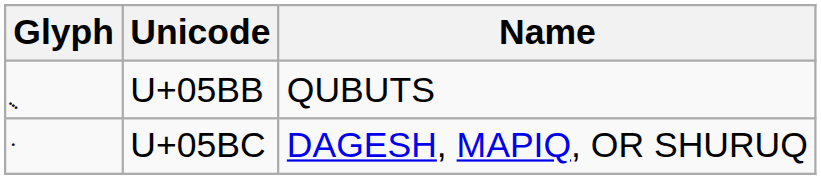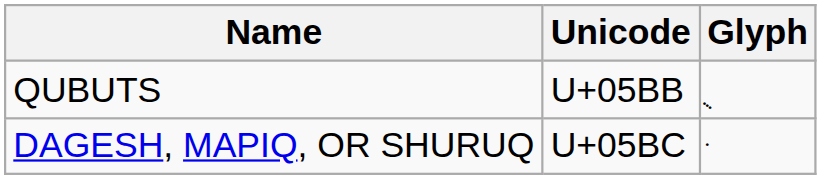columns swapped: (64, 32) <-> (547, 32)
